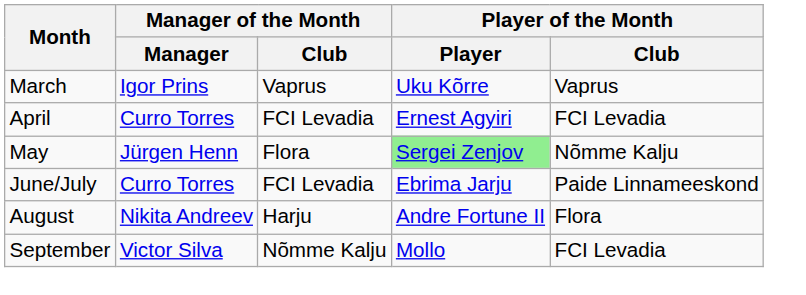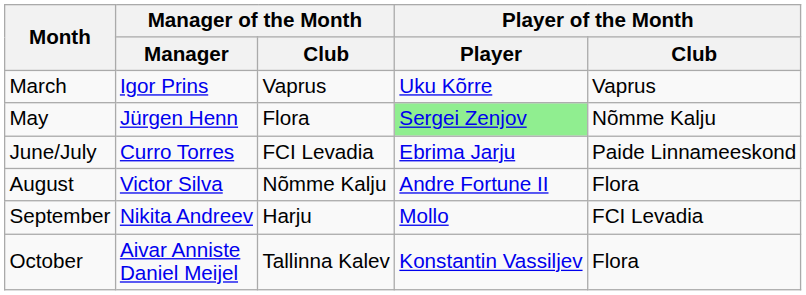- row: (30, 119)
(186, 217) Nikita Andreev -> (171, 184) Victor Silva
(287, 217) Harju -> (324, 184) Nõmme Kalju
(171, 250) Victor Silva -> (186, 217) Nikita Andreev
(324, 250) Nõmme Kalju -> (287, 217) Harju
+ row: (46, 261)
